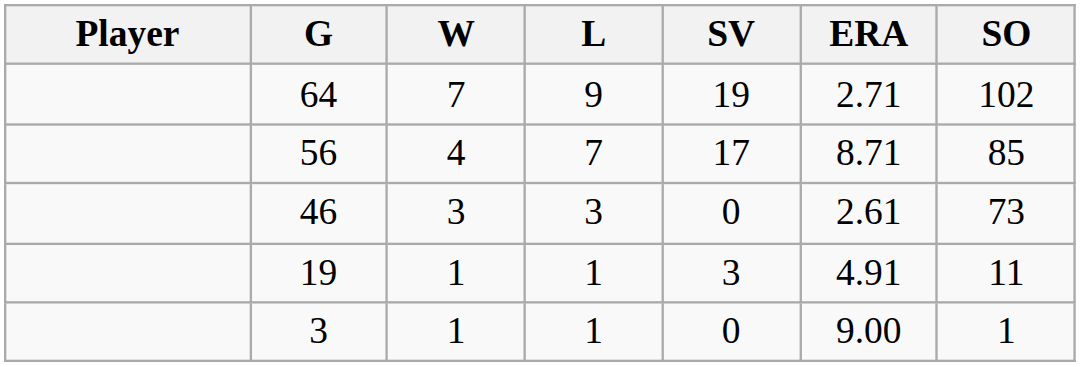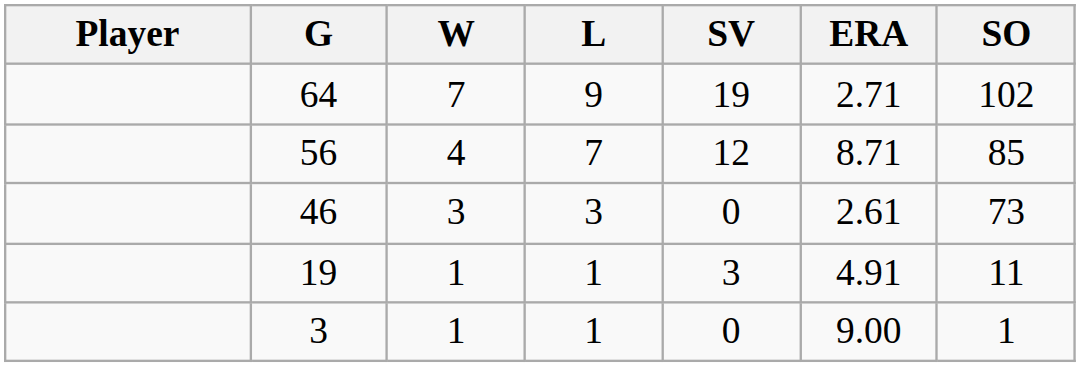(731, 152) 17 -> (731, 152) 12
